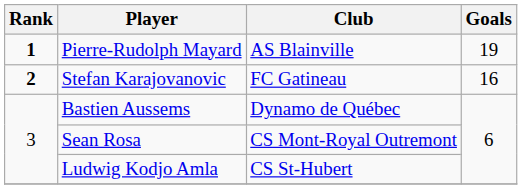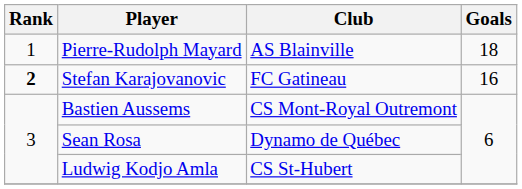(31, 49) bold -> (31, 49) normal
(489, 49) 19 -> (489, 49) 18
(325, 109) Dynamo de Québec -> (354, 109) CS Mont-Royal Outremont
(354, 139) CS Mont-Royal Outremont -> (325, 139) Dynamo de Québec
